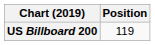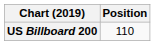(125, 31) 119 -> (125, 31) 110
